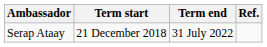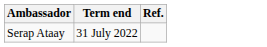- column: (121, 13)
